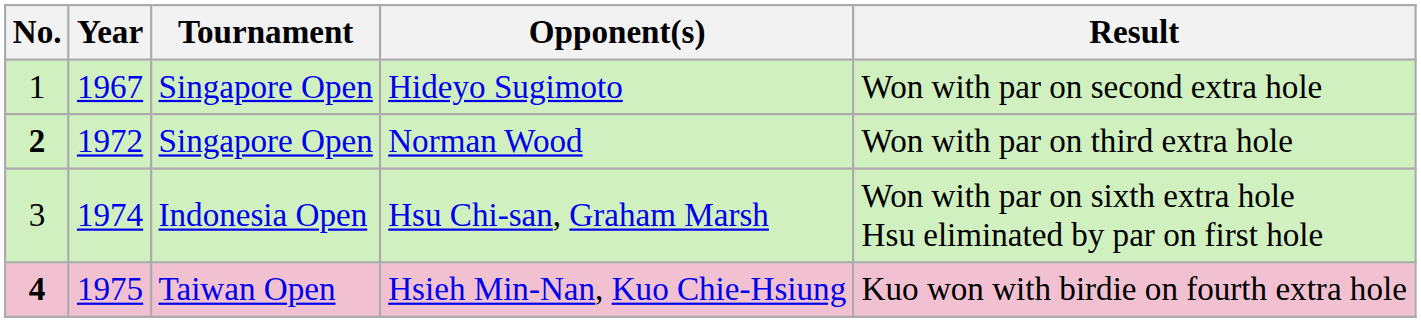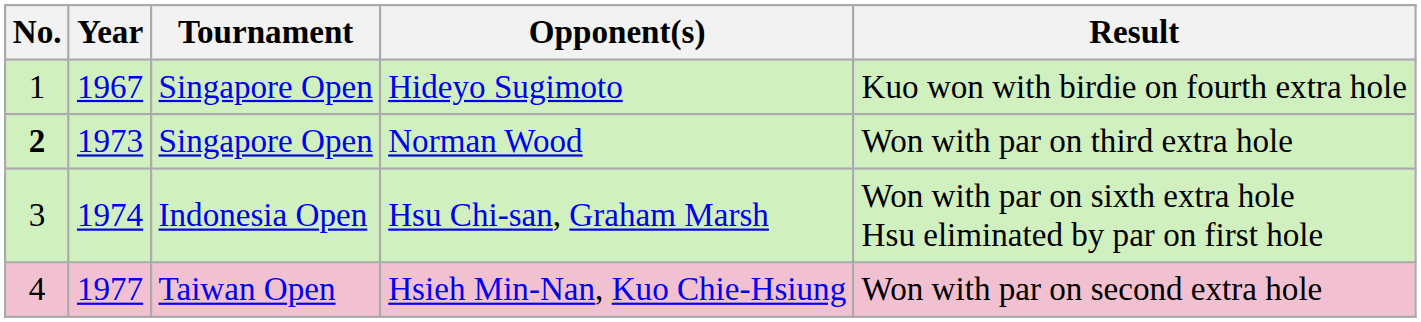(1092, 86) Won with par on second extra hole -> (1134, 86) Kuo won with birdie on fourth extra hole
(110, 141) 1972 -> (110, 141) 1973
(37, 289) bold -> (37, 289) normal
(110, 289) 1975 -> (110, 289) 1977
(1134, 289) Kuo won with birdie on fourth extra hole -> (1092, 289) Won with par on second extra hole
